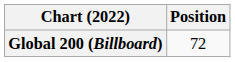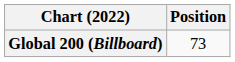(198, 43) 72 -> (198, 43) 73
